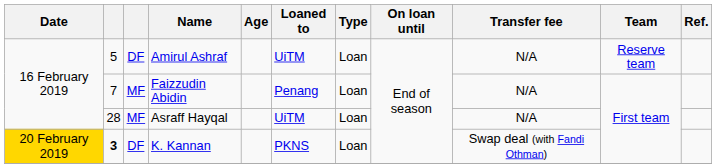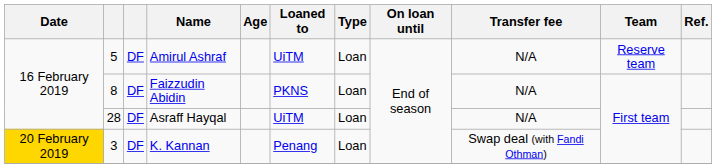(114, 91) 7 -> (114, 91) 8
(136, 91) MF -> (135, 91) DF
(296, 91) Penang -> (291, 91) PKNS
(136, 118) MF -> (135, 118) DF
(114, 146) bold -> (114, 146) normal
(292, 146) PKNS -> (295, 146) Penang
